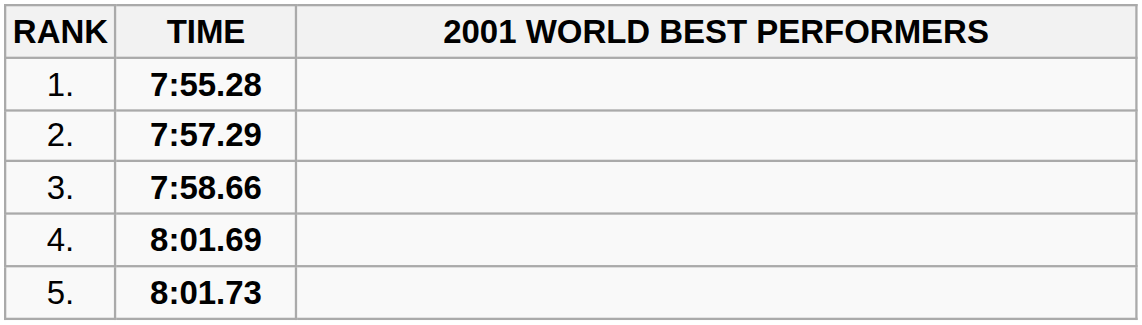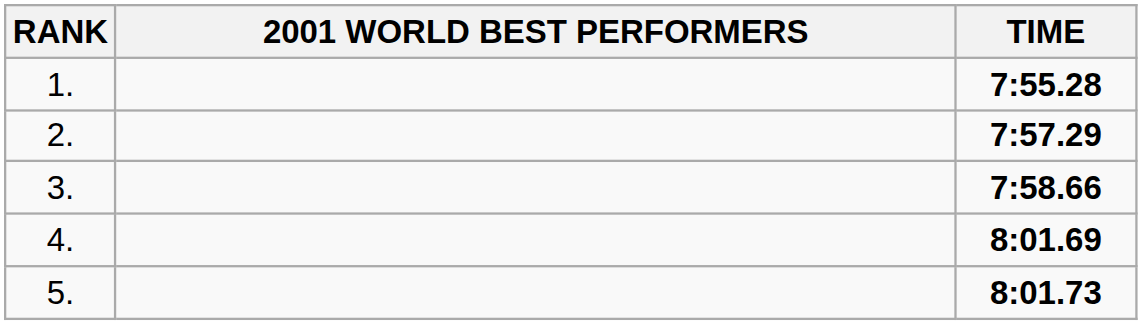columns swapped: (716, 32) <-> (206, 32)
